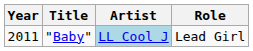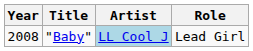(23, 36) 2011 -> (23, 36) 2008
